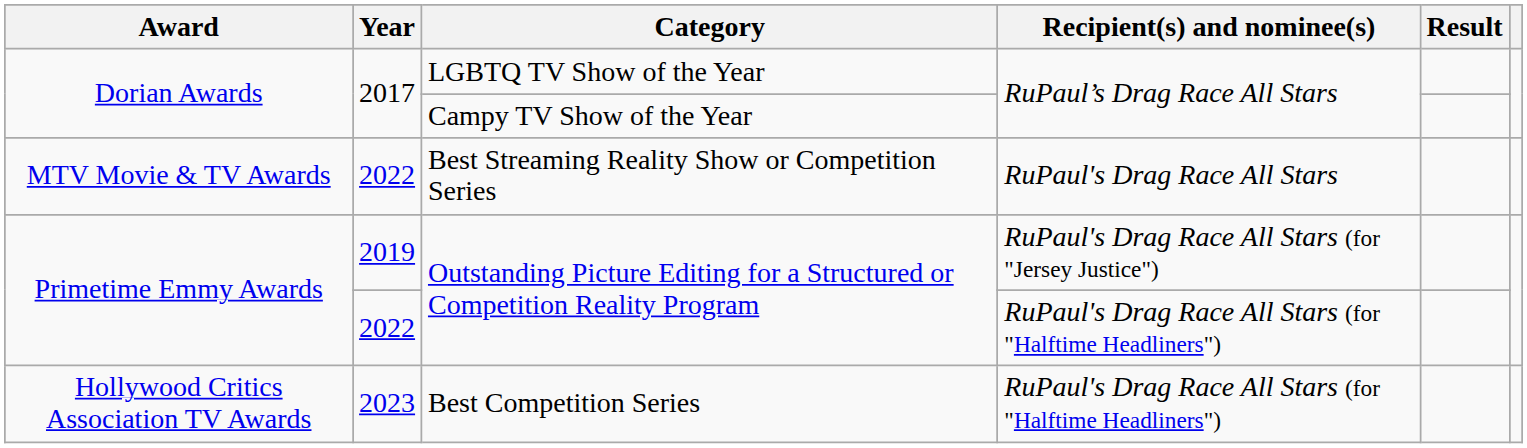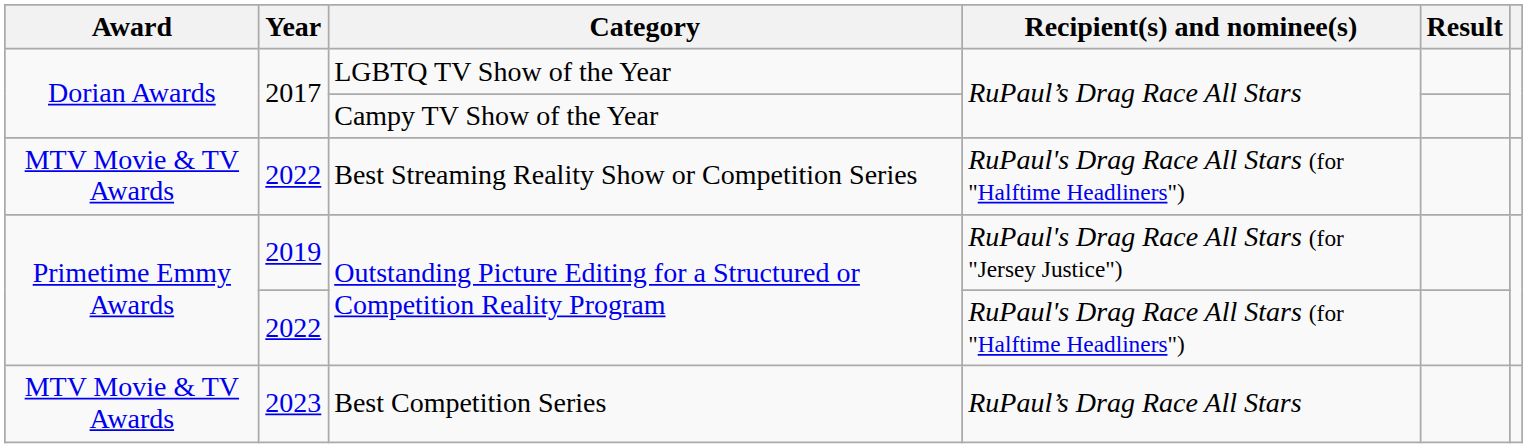(1171, 175) RuPaul's Drag Race All Stars -> (1156, 175) RuPaul's Drag Race All Stars (for "Halftime Headliners")
(179, 403) Hollywood Critics Association TV Awards -> (132, 403) MTV Movie & TV Awards
(1192, 403) RuPaul's Drag Race All Stars (for "Halftime Headliners") -> (1135, 403) RuPaul’s Drag Race All Stars
